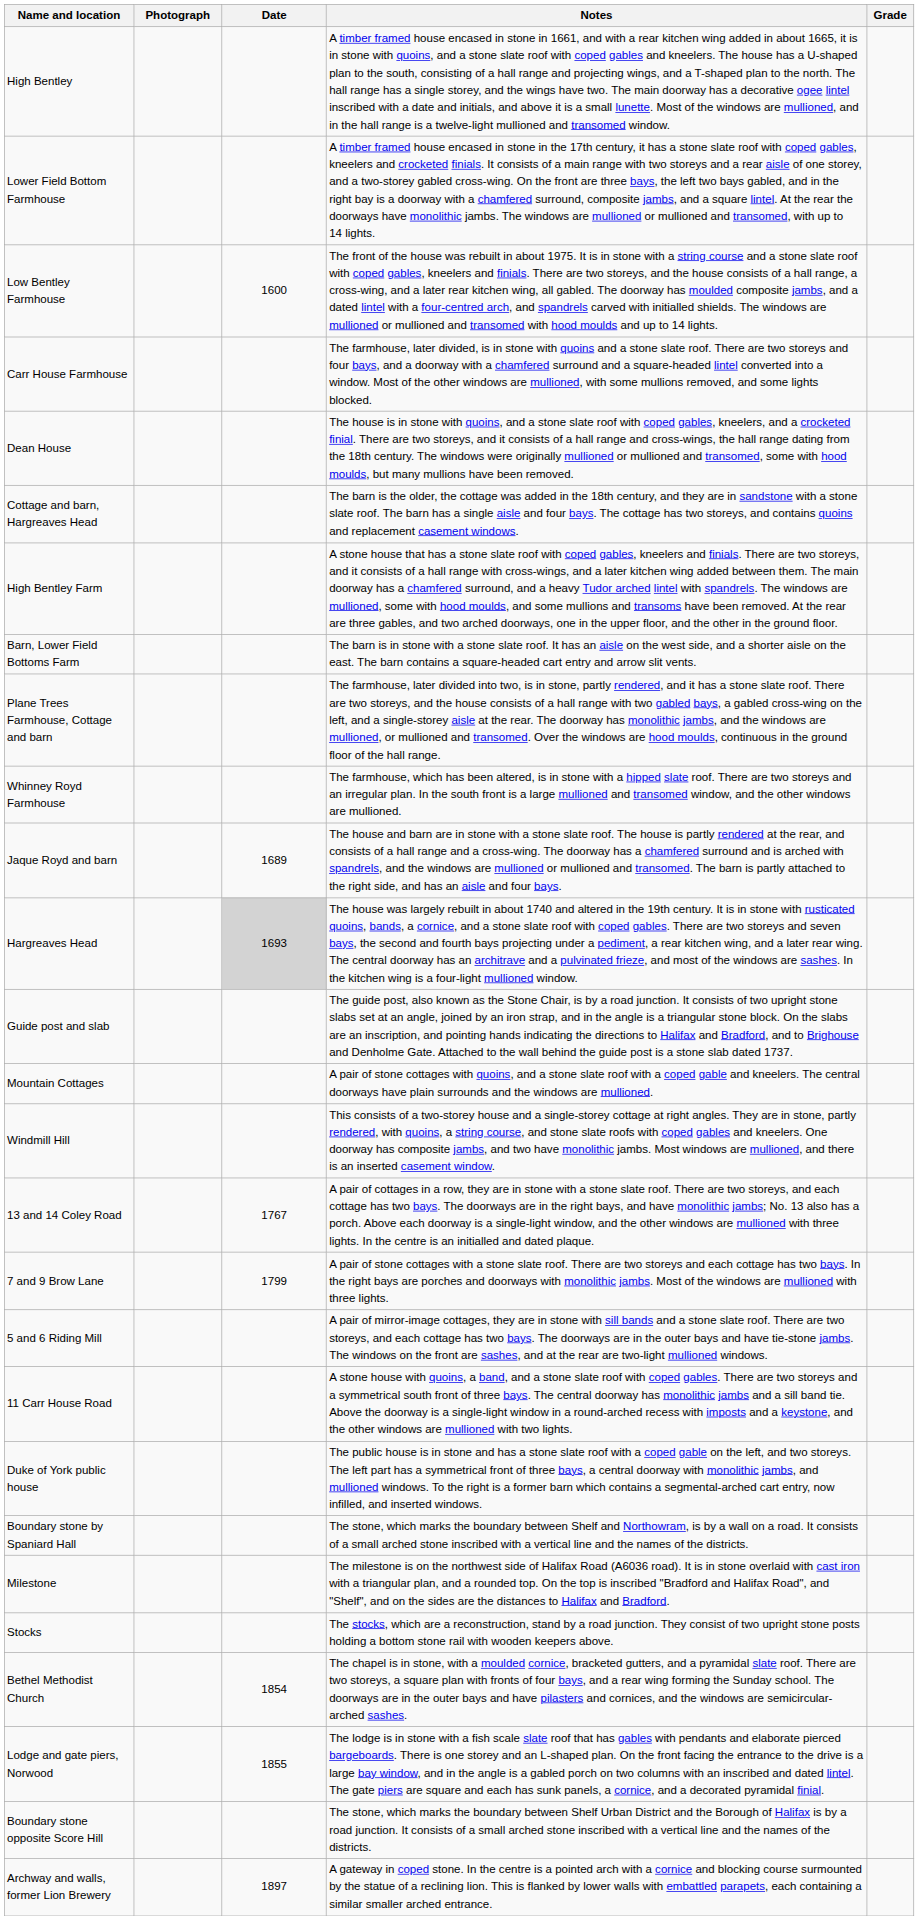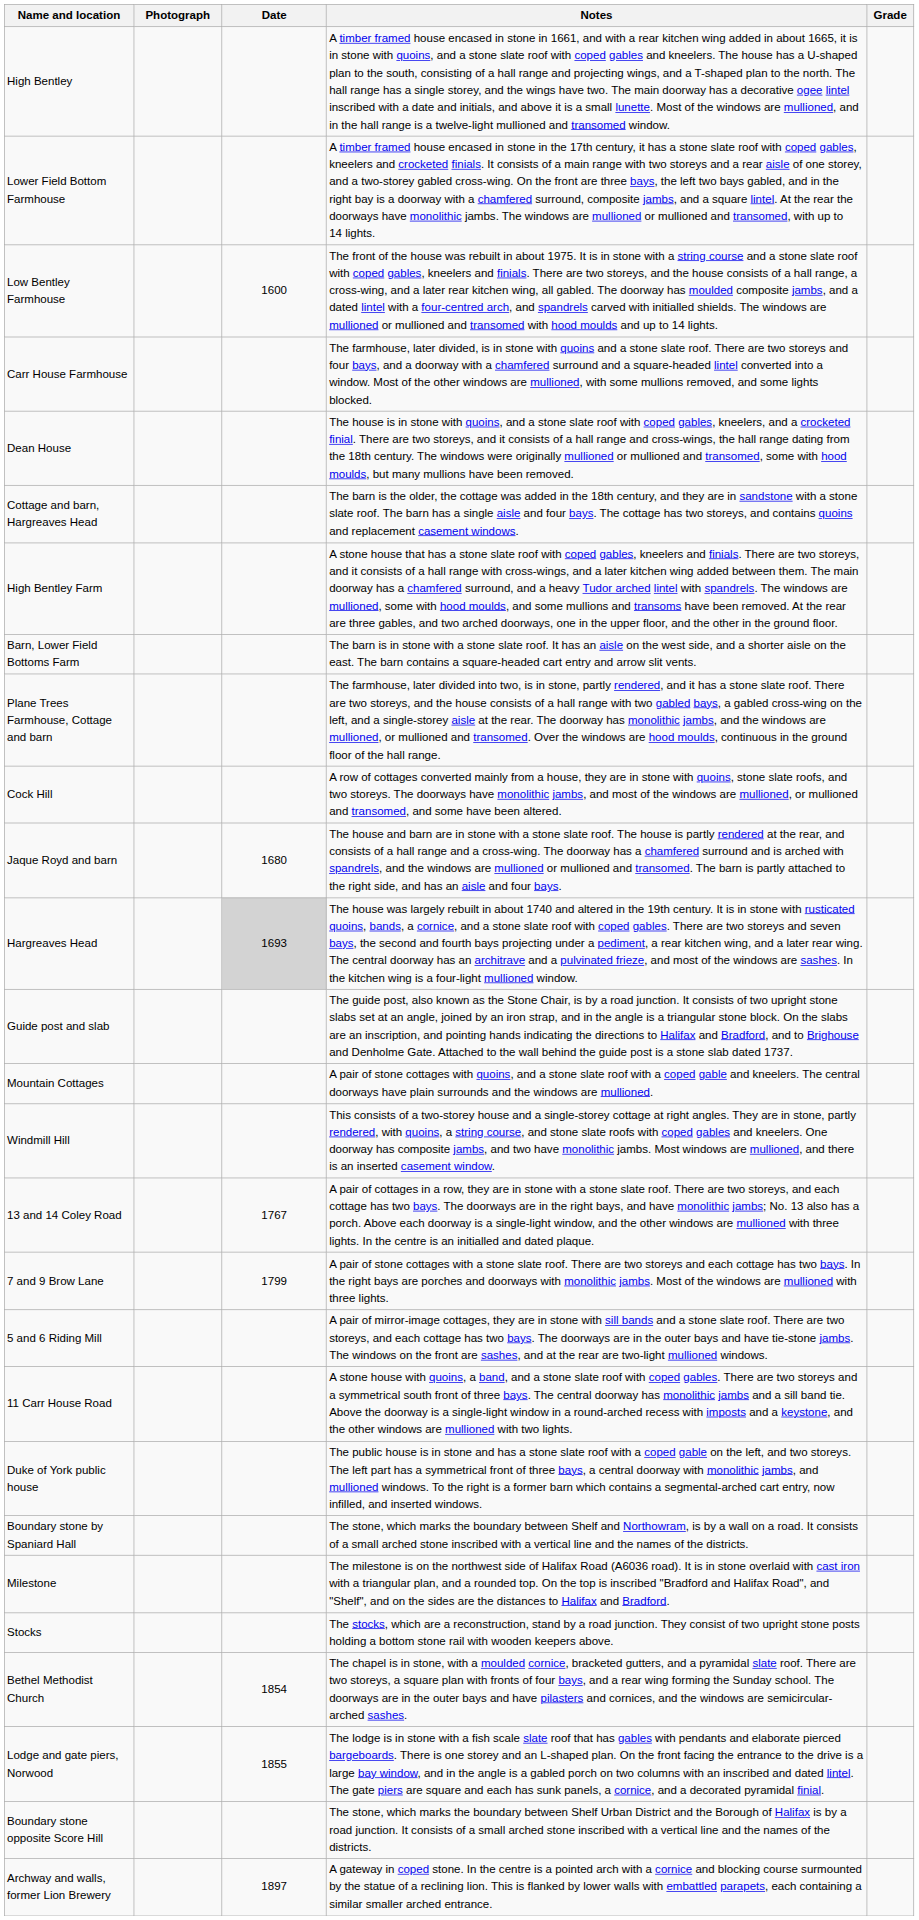+ row: (30, 794)
- row: (44, 794)
(274, 860) 1689 -> (274, 860) 1680
